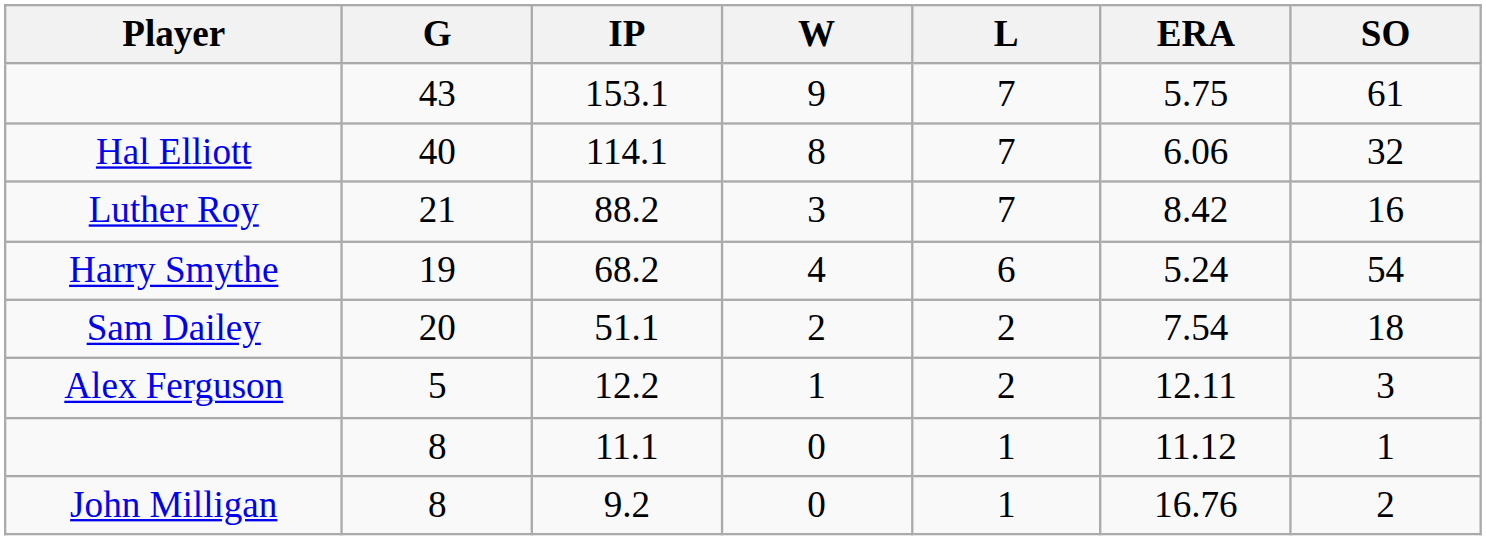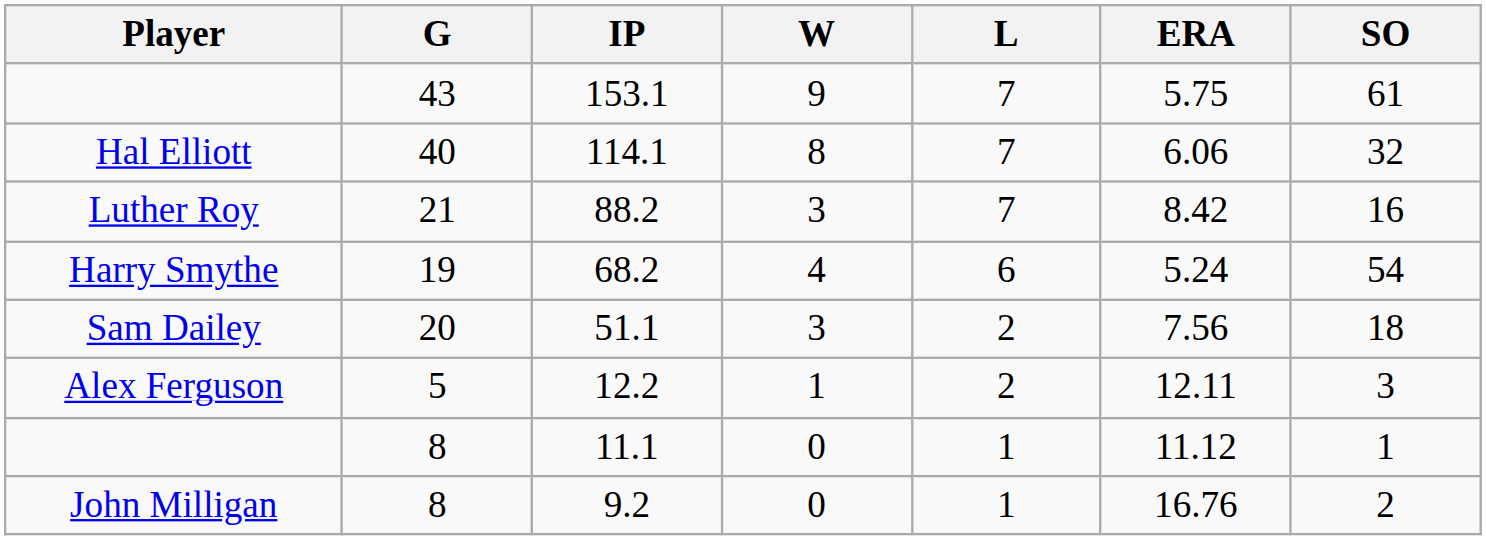(817, 328) 2 -> (817, 328) 3
(1196, 328) 7.54 -> (1196, 328) 7.56
